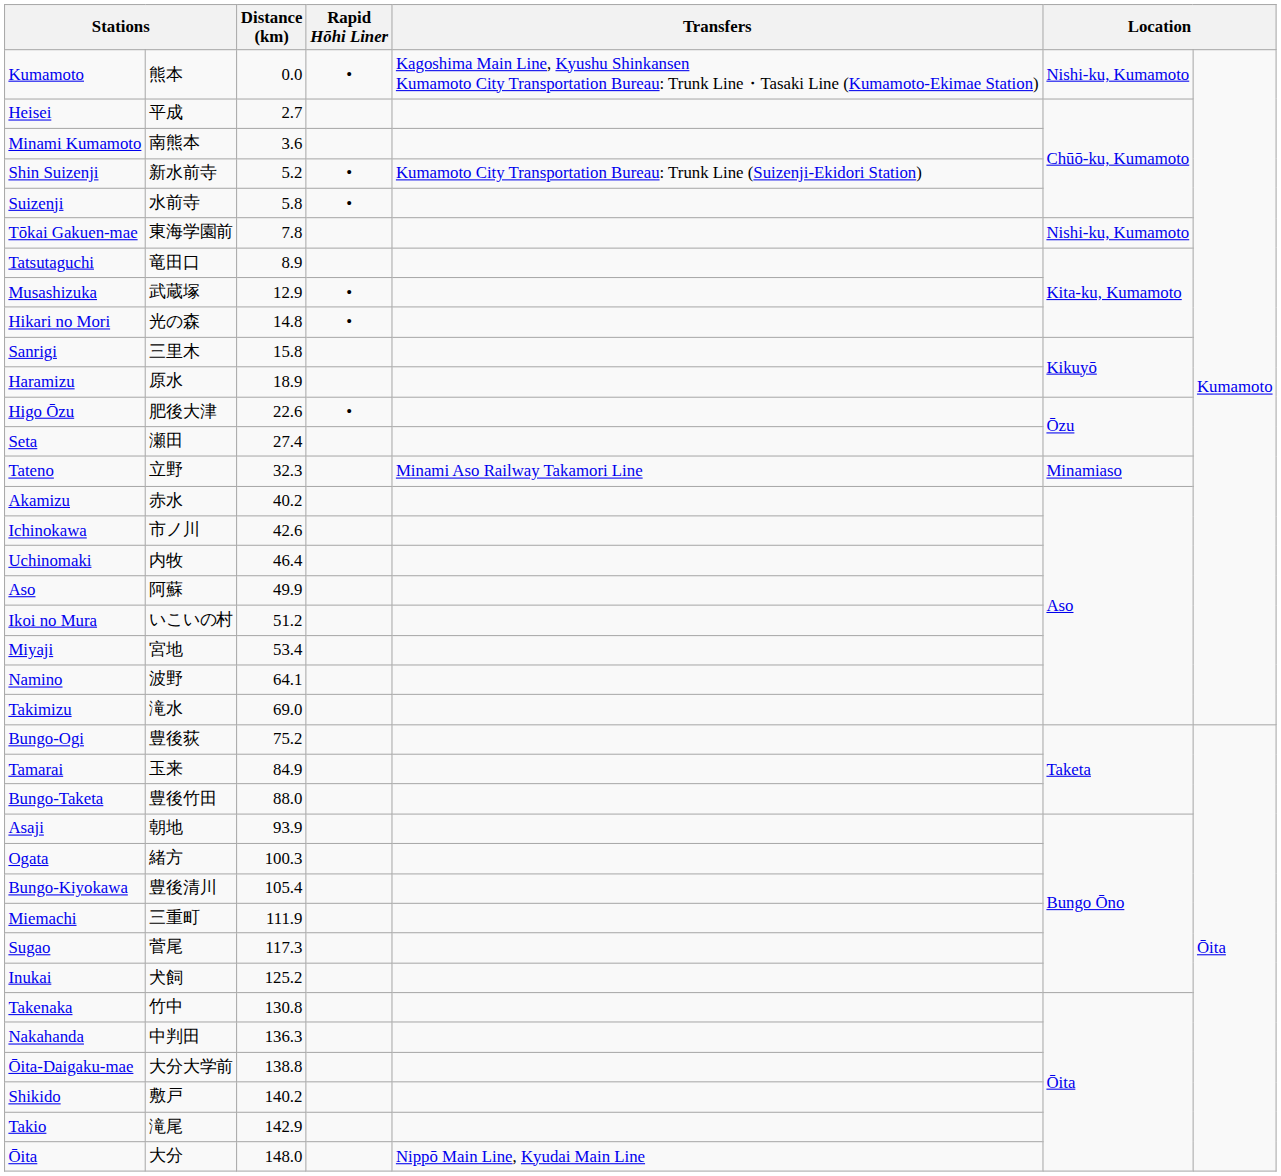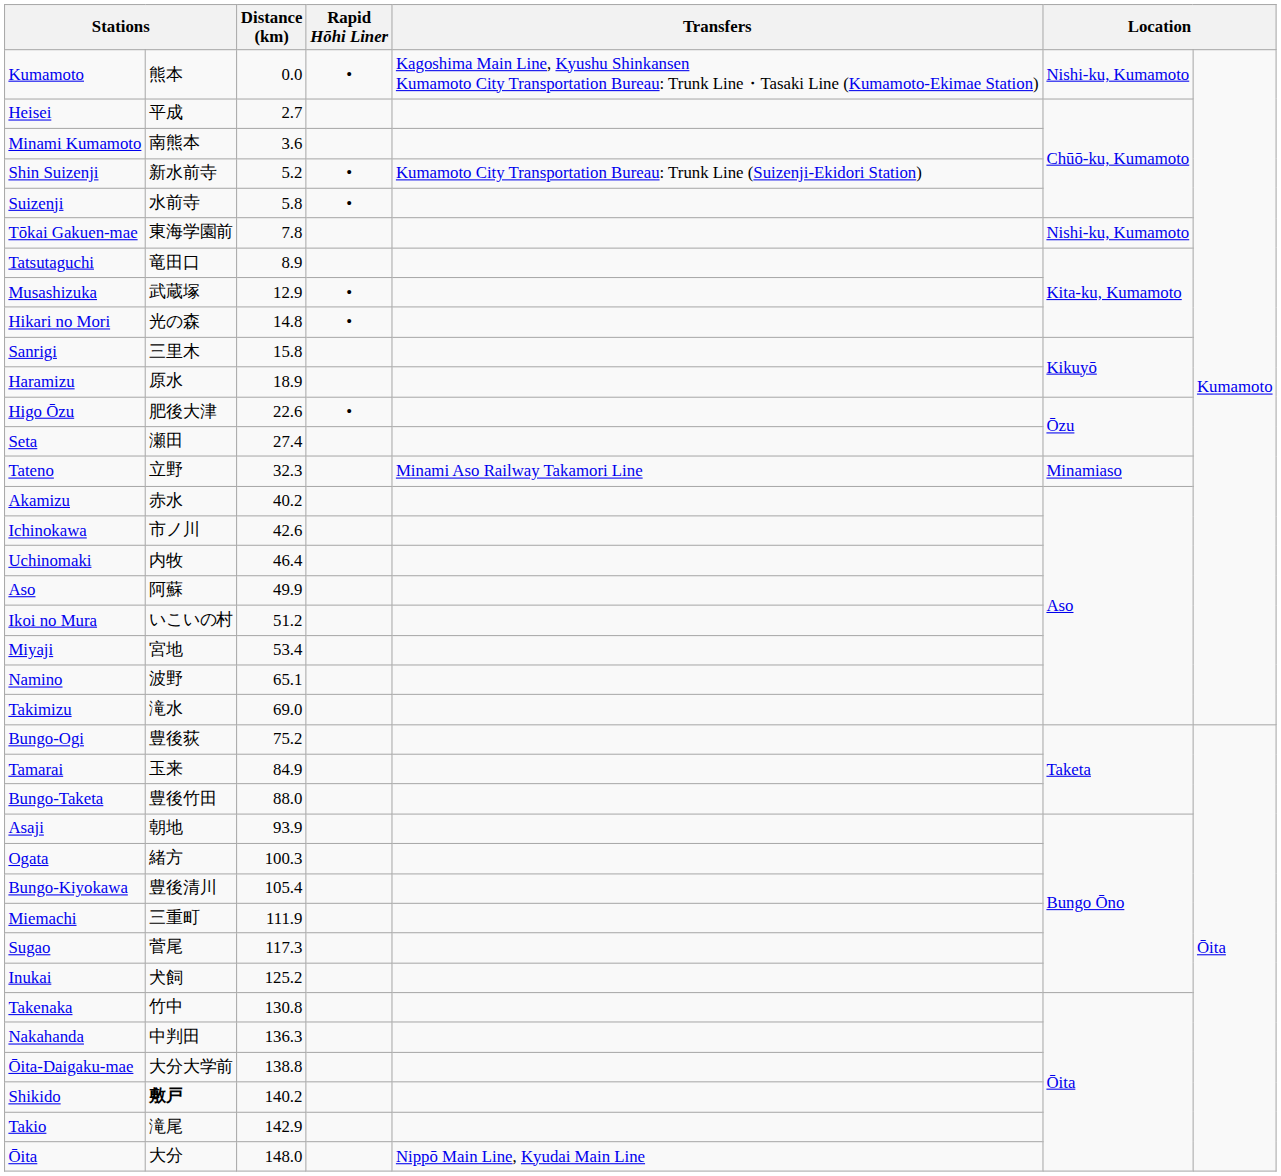(288, 679) 64.1 -> (288, 679) 65.1
(166, 1096) normal -> (166, 1096) bold
